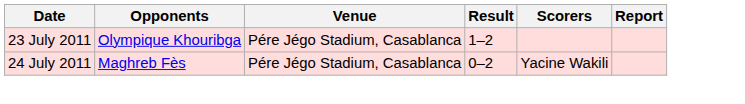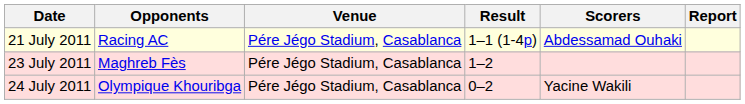+ row: (50, 39)
(170, 39) Olympique Khouribga -> (142, 63) Maghreb Fès
(142, 63) Maghreb Fès -> (170, 87) Olympique Khouribga
